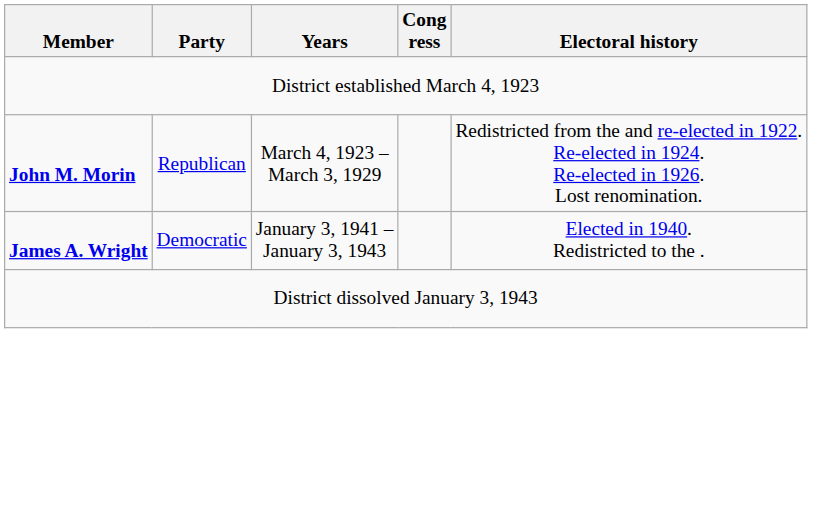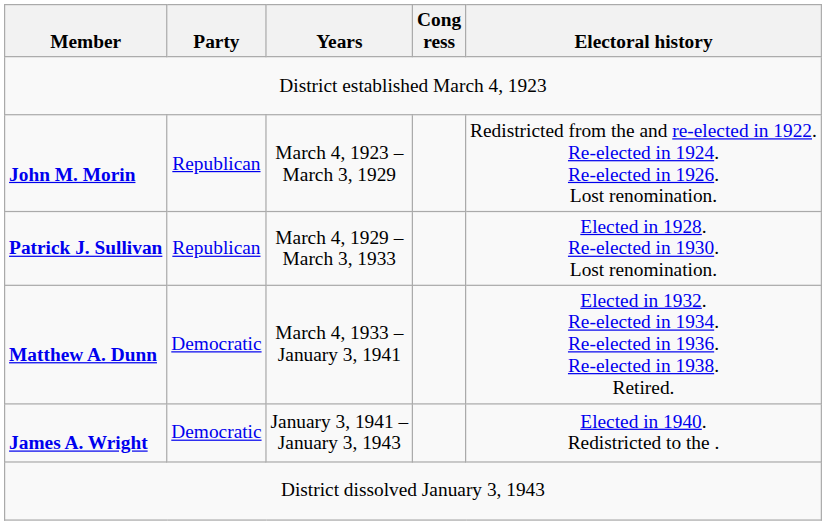+ row: (86, 248)
+ row: (83, 355)
